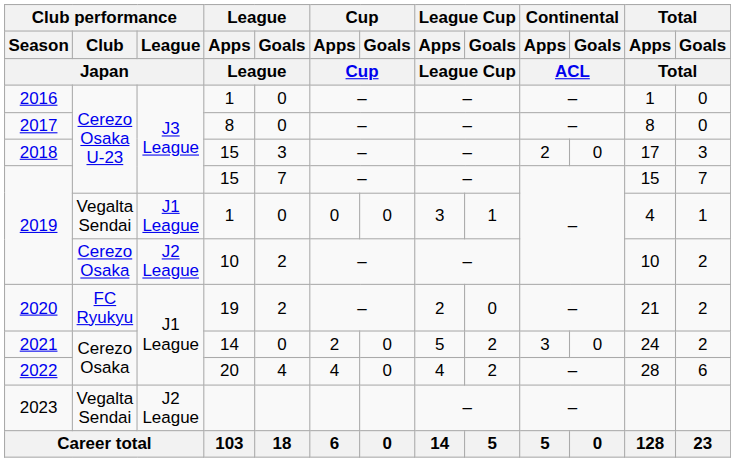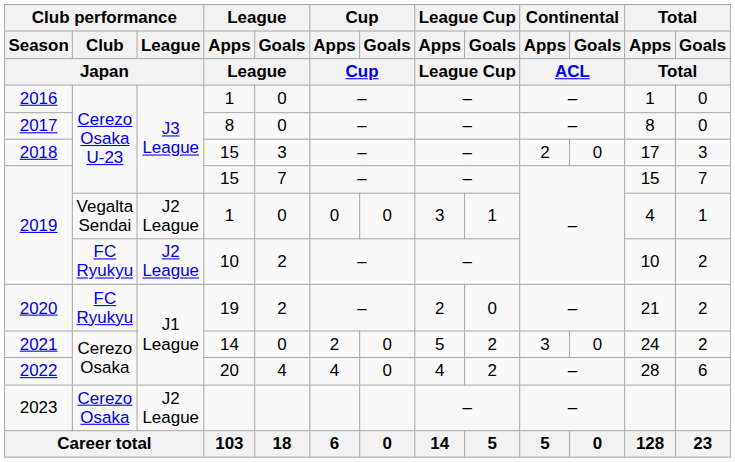(171, 215) J1 League -> (171, 215) J2 League
(105, 261) Cerezo Osaka -> (105, 261) FC Ryukyu
(105, 407) Vegalta Sendai -> (105, 407) Cerezo Osaka
